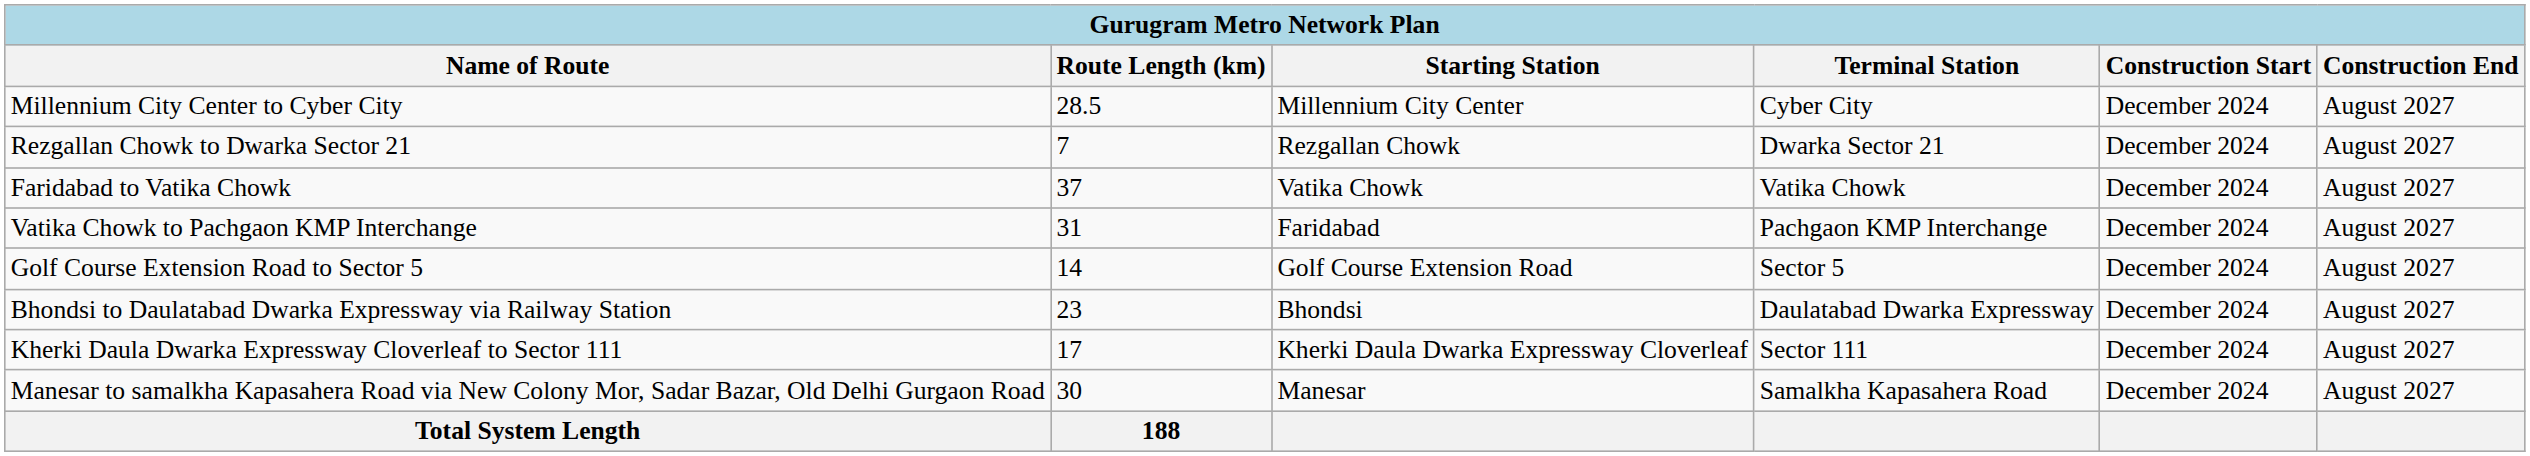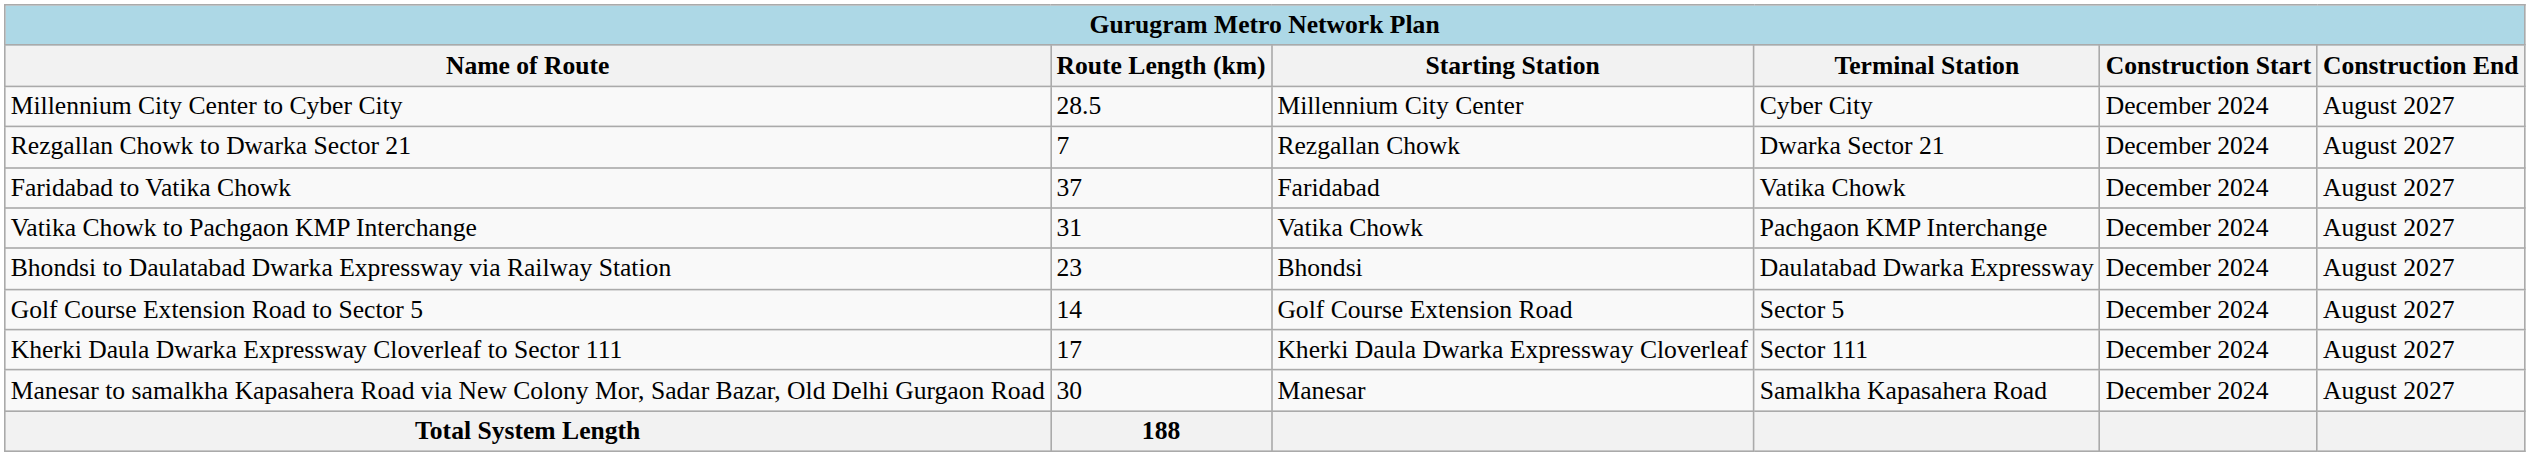(1350, 187) Vatika Chowk -> (1329, 187) Faridabad
(1329, 227) Faridabad -> (1350, 227) Vatika Chowk
rows swapped: (341, 308) <-> (217, 268)
